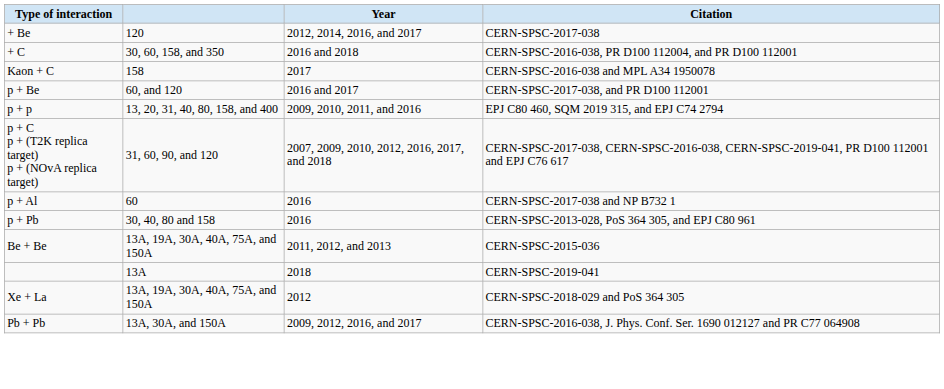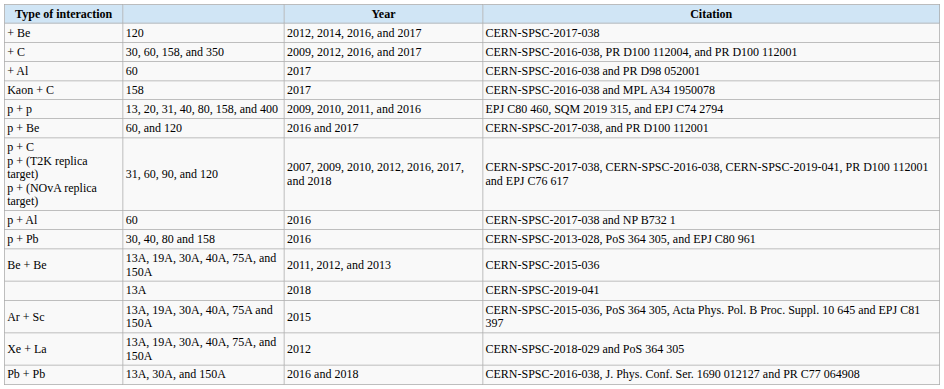(323, 52) 2016 and 2018 -> (354, 52) 2009, 2012, 2016, and 2017
+ row: (18, 71)
rows swapped: (20, 109) <-> (23, 90)
+ row: (26, 316)
(354, 323) 2009, 2012, 2016, and 2017 -> (323, 374) 2016 and 2018
